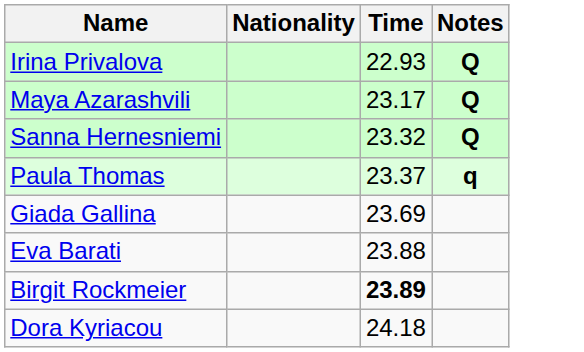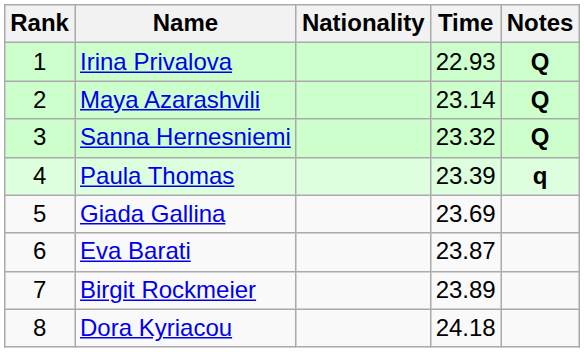+ column: (40, 23)
(396, 99) 23.17 -> (466, 99) 23.14
(396, 175) 23.37 -> (466, 175) 23.39
(396, 251) 23.88 -> (466, 251) 23.87
(396, 289) bold -> (466, 289) normal
